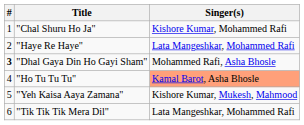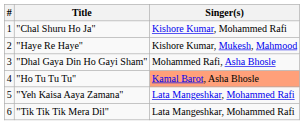(223, 46) Lata Mangeshkar, Mohammed Rafi -> (225, 46) Kishore Kumar, Mukesh, Mahmood
(9, 62) bold -> (9, 62) normal
(225, 95) Kishore Kumar, Mukesh, Mahmood -> (223, 95) Lata Mangeshkar, Mohammed Rafi
